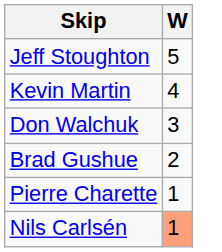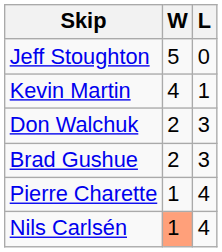+ column: (205, 21)
(173, 125) 3 -> (173, 125) 2
